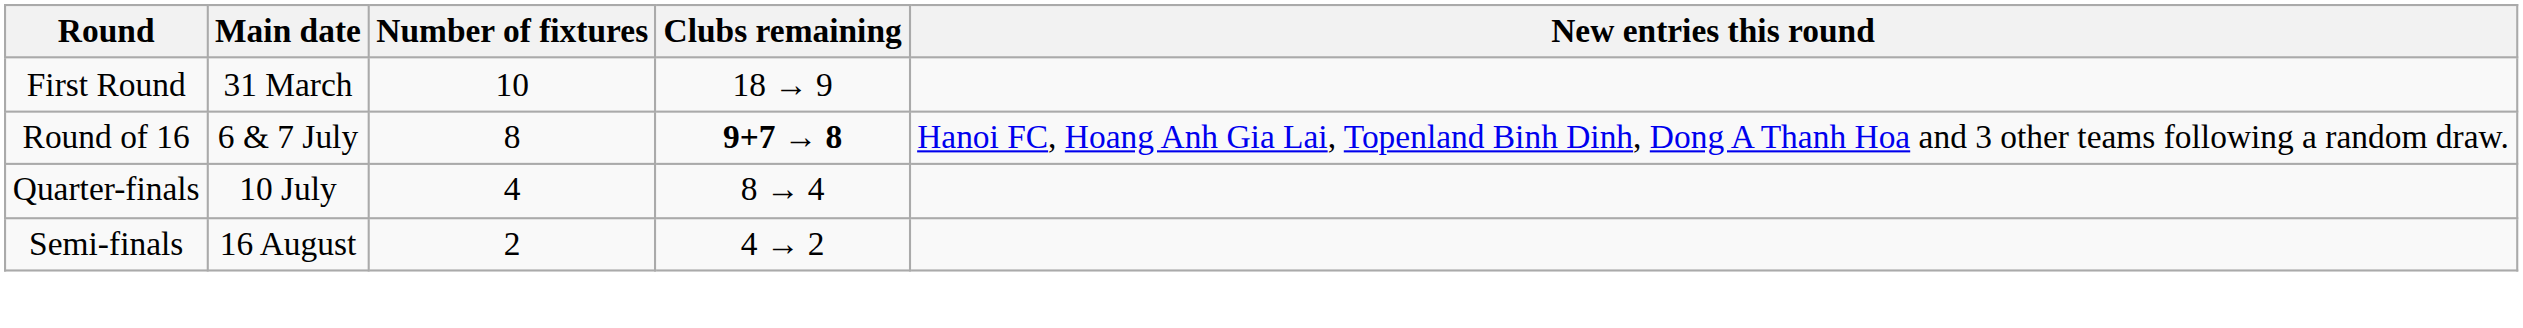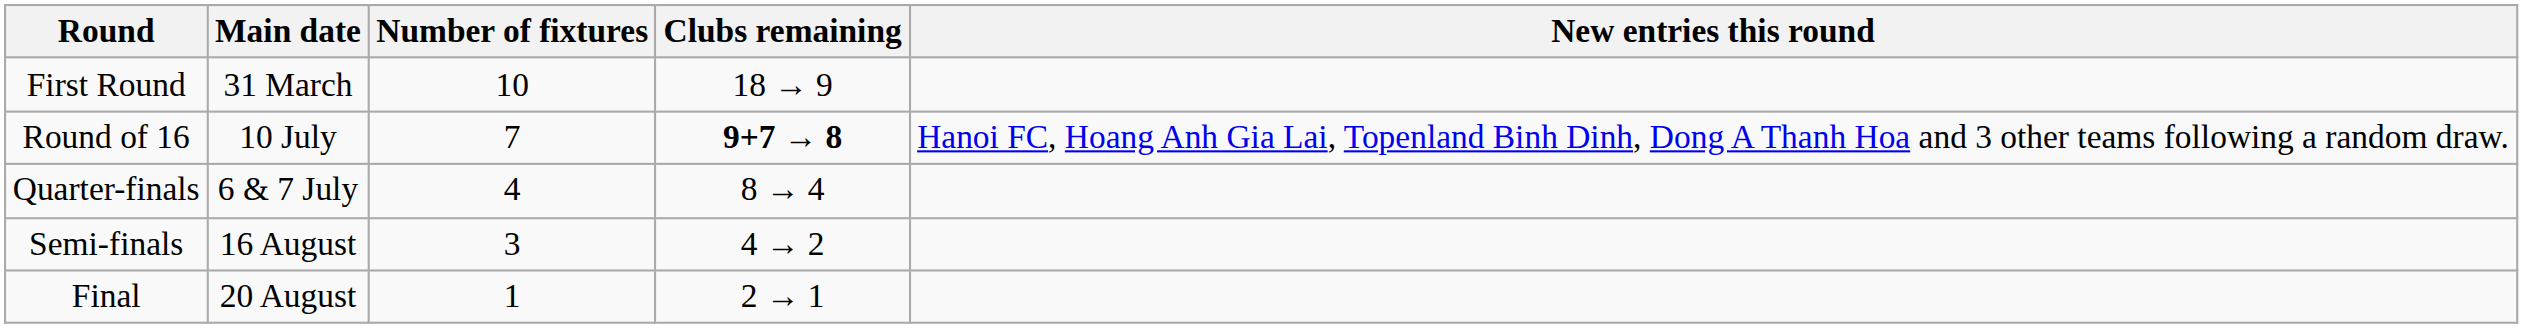(288, 137) 6 & 7 July -> (288, 137) 10 July
(512, 137) 8 -> (512, 137) 7
(288, 190) 10 July -> (288, 190) 6 & 7 July
(512, 243) 2 -> (512, 243) 3
+ row: (106, 296)
